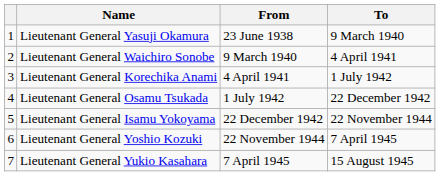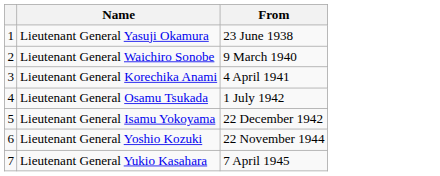- column: (381, 14)
